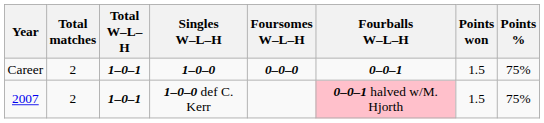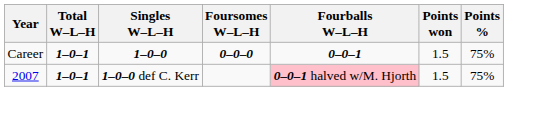- column: (73, 31)
